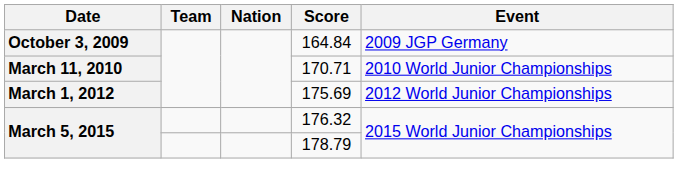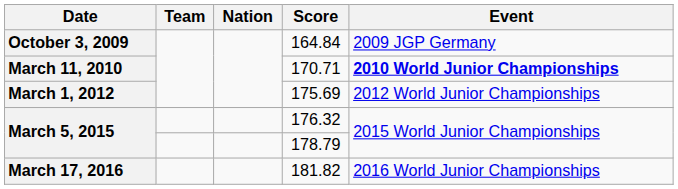(488, 68) normal -> (486, 68) bold
+ row: (316, 171)
